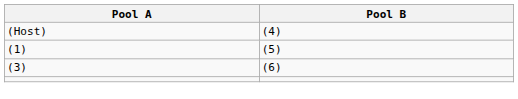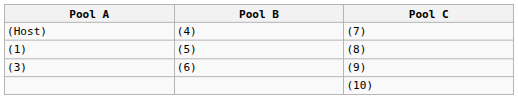+ column: (429, 13)
